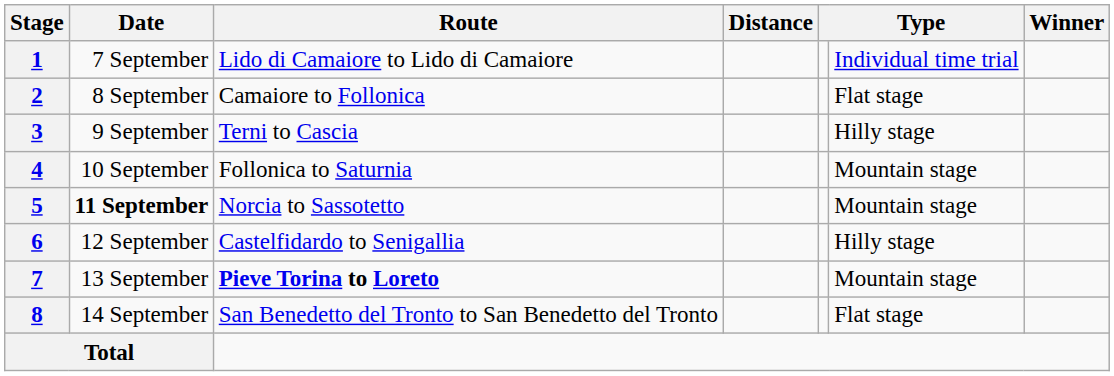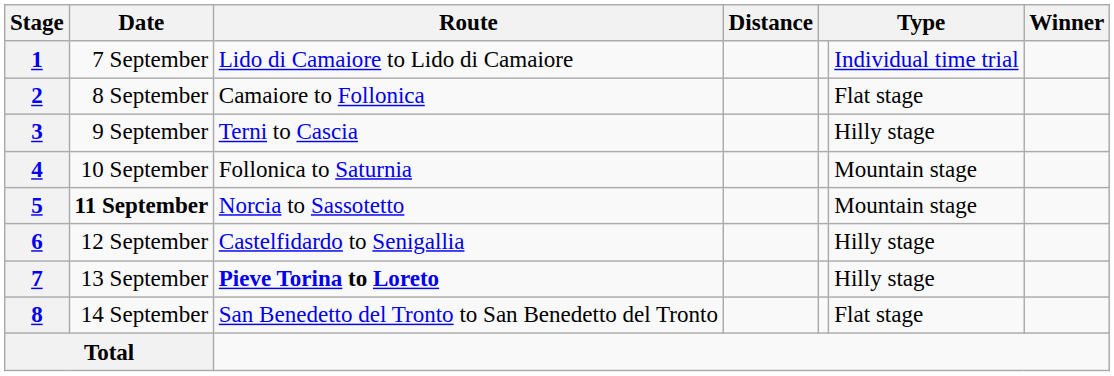(906, 278) Mountain stage -> (885, 278) Hilly stage
